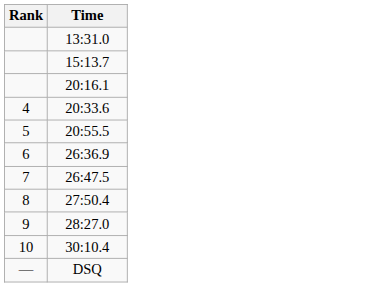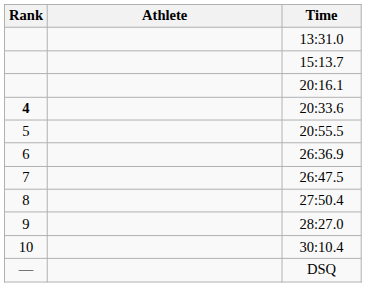+ column: (165, 16)
(26, 108) normal -> (26, 108) bold
